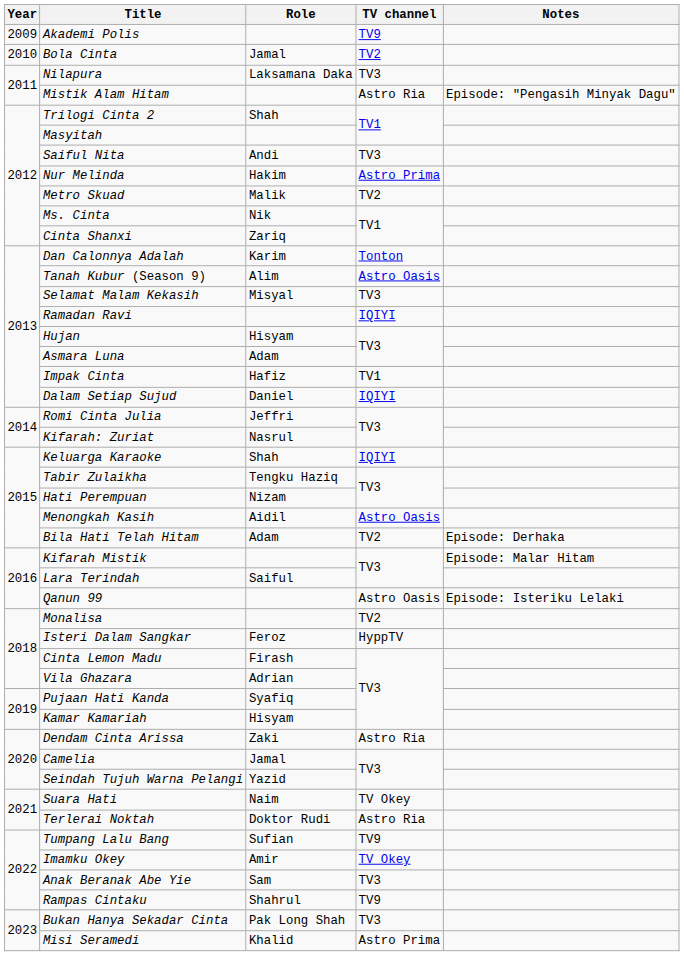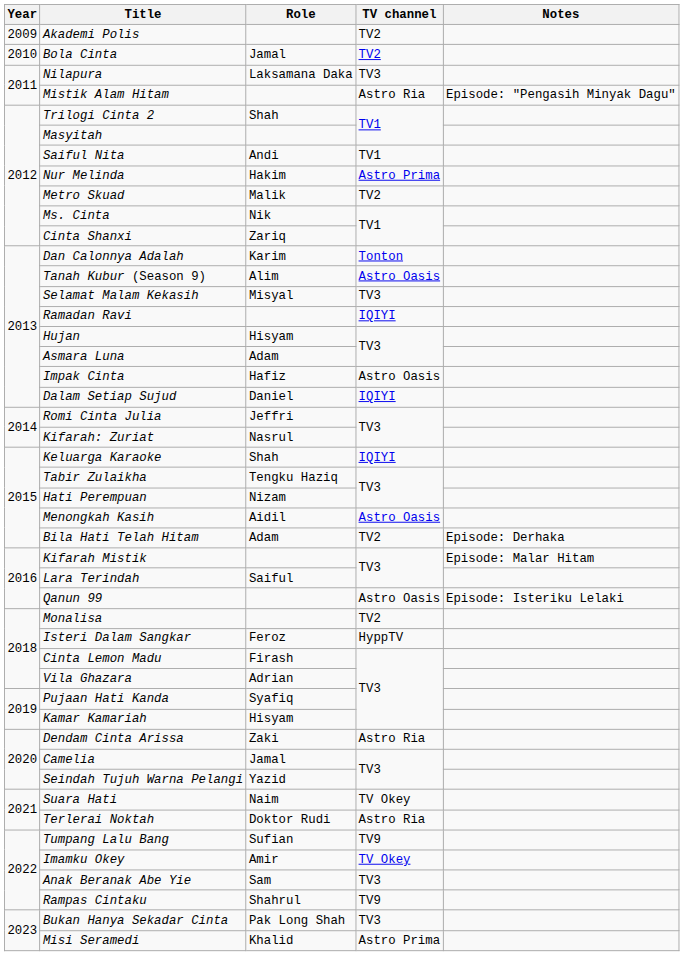(370, 35) TV9 -> (370, 35) TV2
(370, 155) TV3 -> (370, 155) TV1
(370, 377) TV1 -> (399, 377) Astro Oasis
